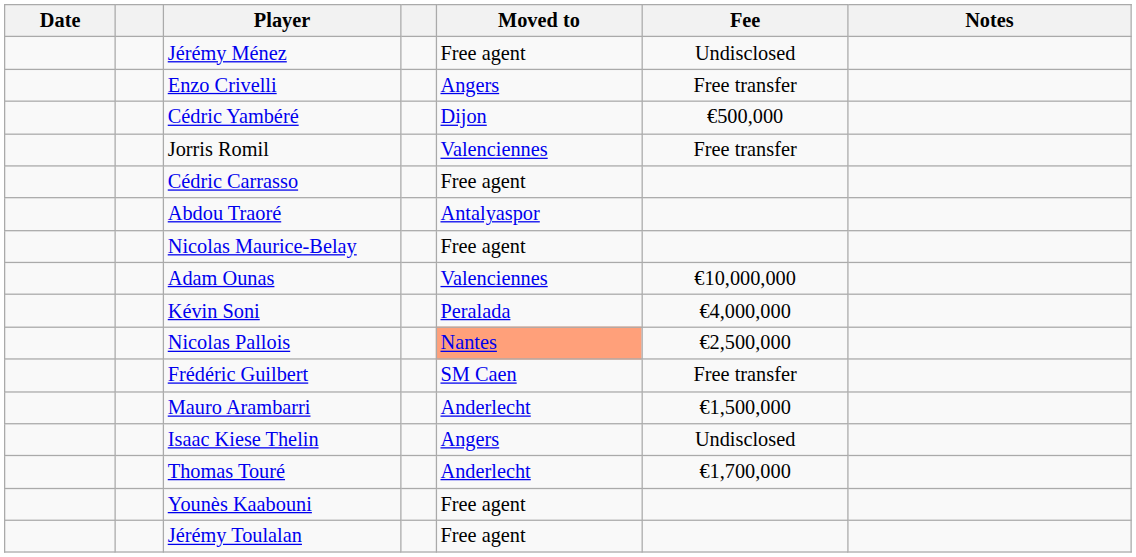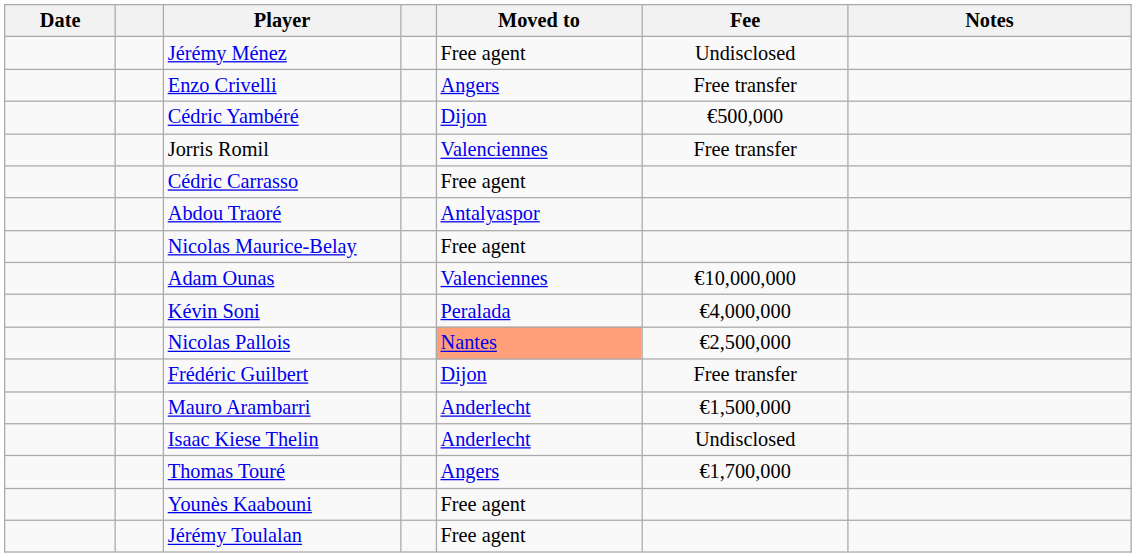(479, 375) SM Caen -> (464, 375) Dijon
(470, 439) Angers -> (486, 439) Anderlecht
(486, 471) Anderlecht -> (470, 471) Angers
